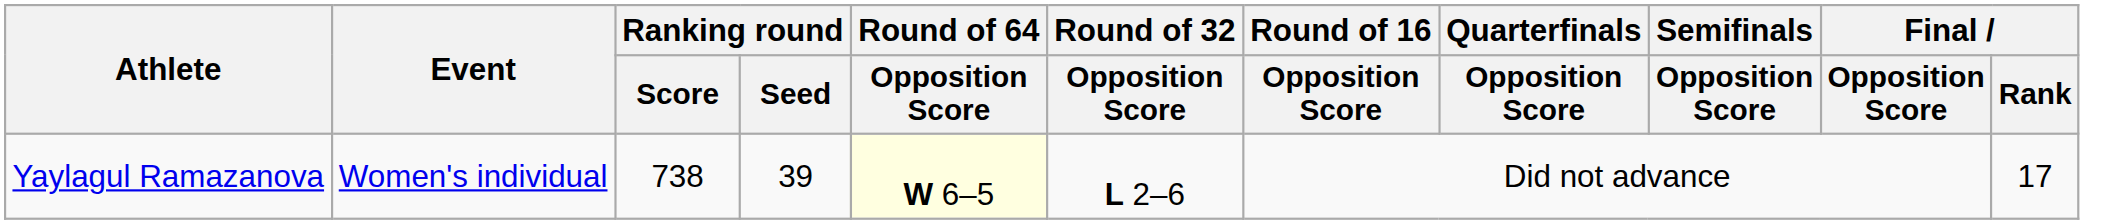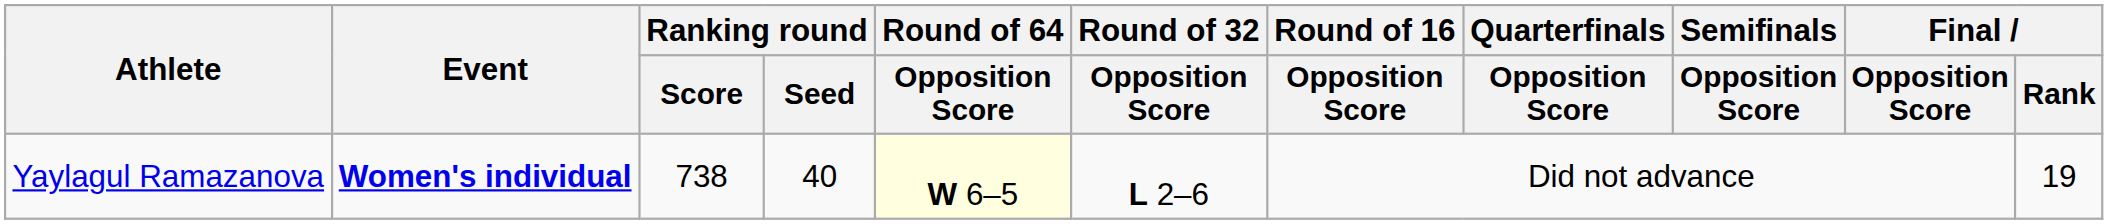(473, 177) normal -> (485, 177) bold
(796, 177) 39 -> (820, 177) 40
(2035, 177) 17 -> (2059, 177) 19
